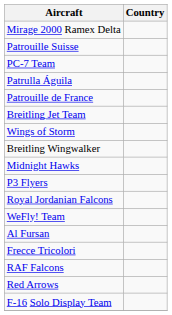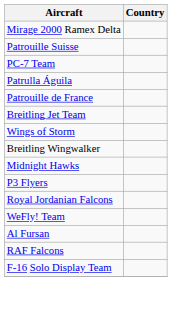- row: (41, 251)
- row: (33, 285)
